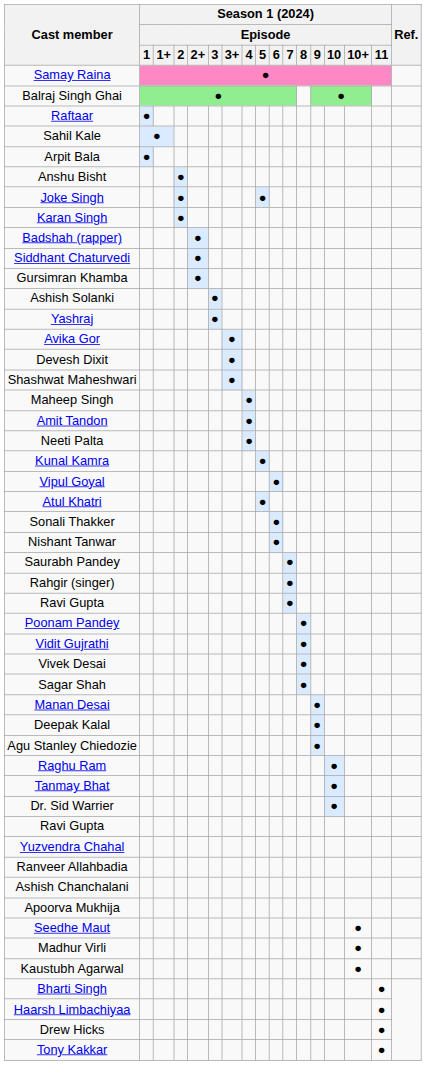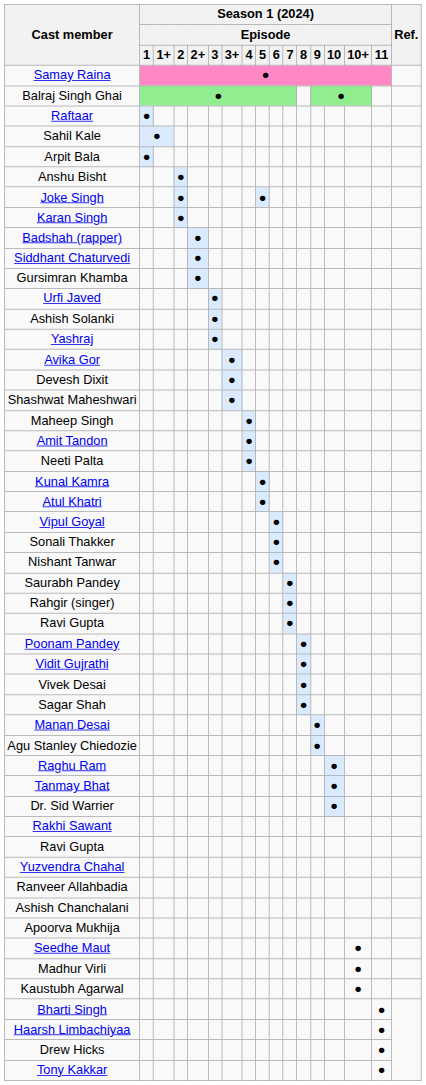+ row: (72, 298)
rows swapped: (72, 501) <-> (72, 481)
- row: (72, 725)
+ row: (72, 826)
